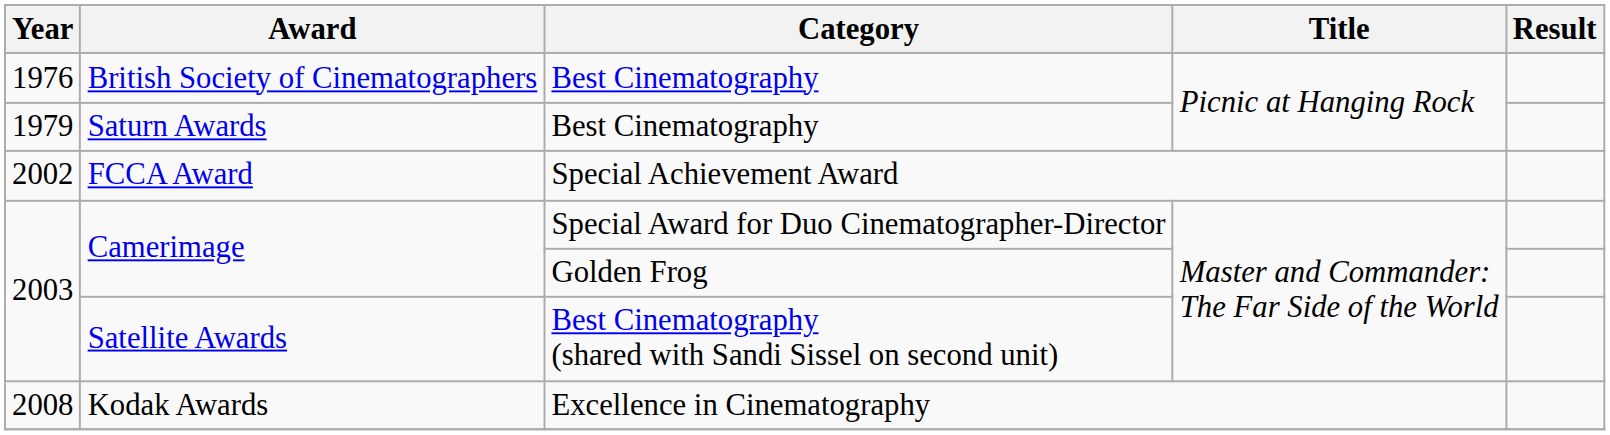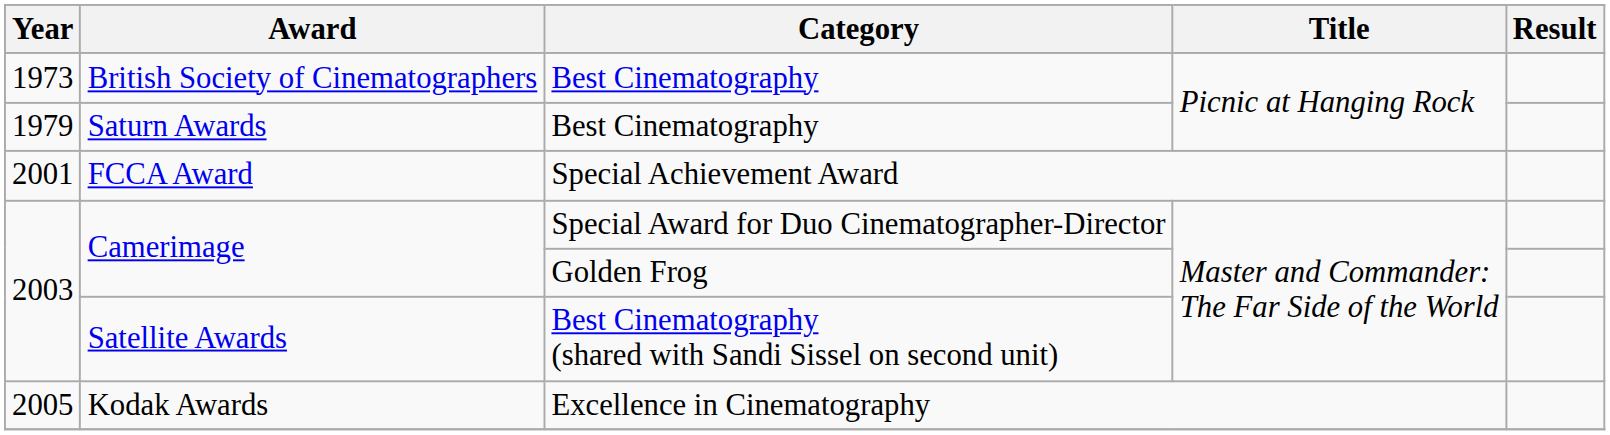(43, 77) 1976 -> (43, 77) 1973
(43, 175) 2002 -> (43, 175) 2001
(43, 404) 2008 -> (43, 404) 2005
